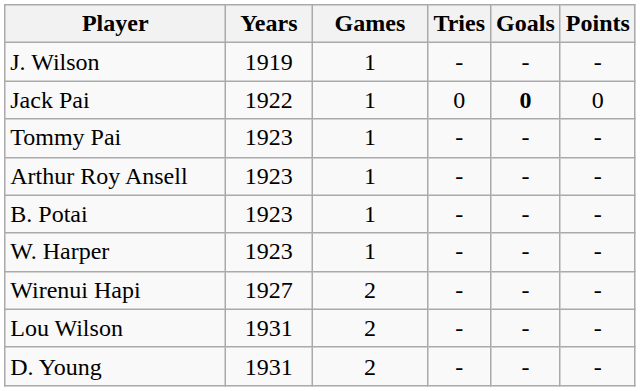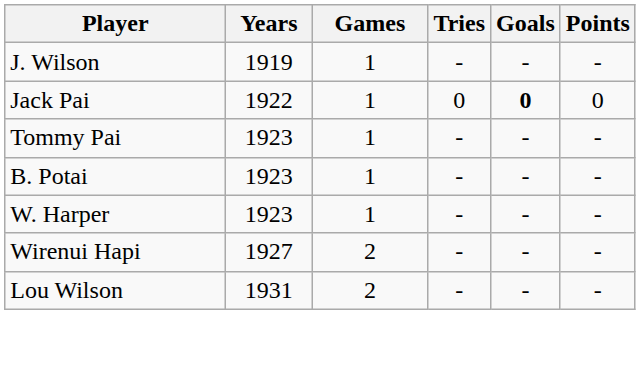- row: (99, 175)
- row: (56, 366)
